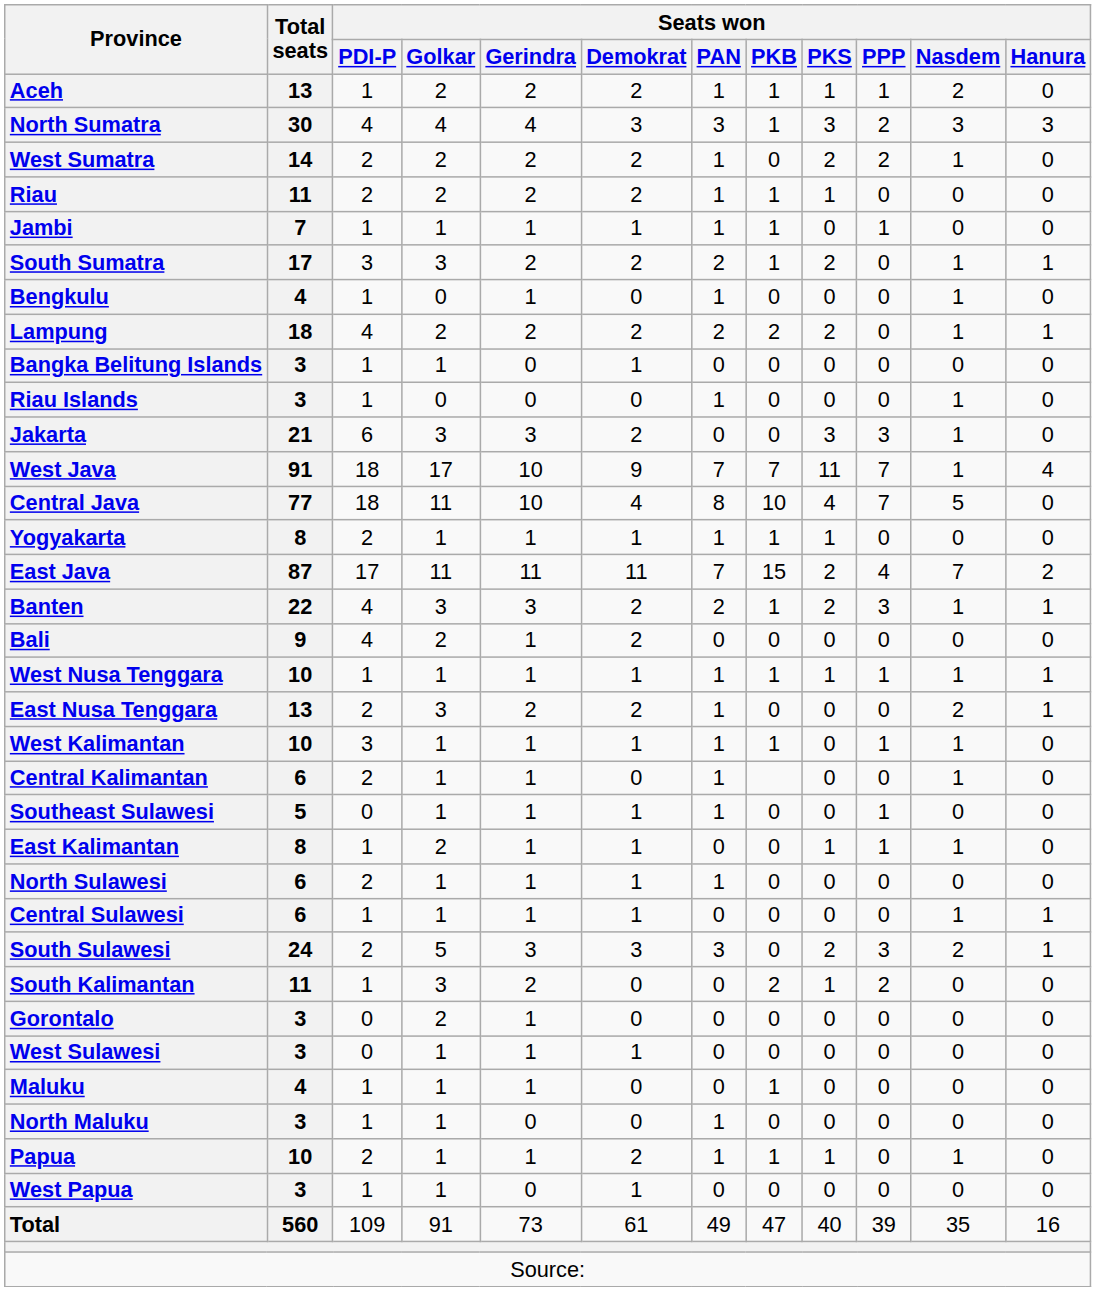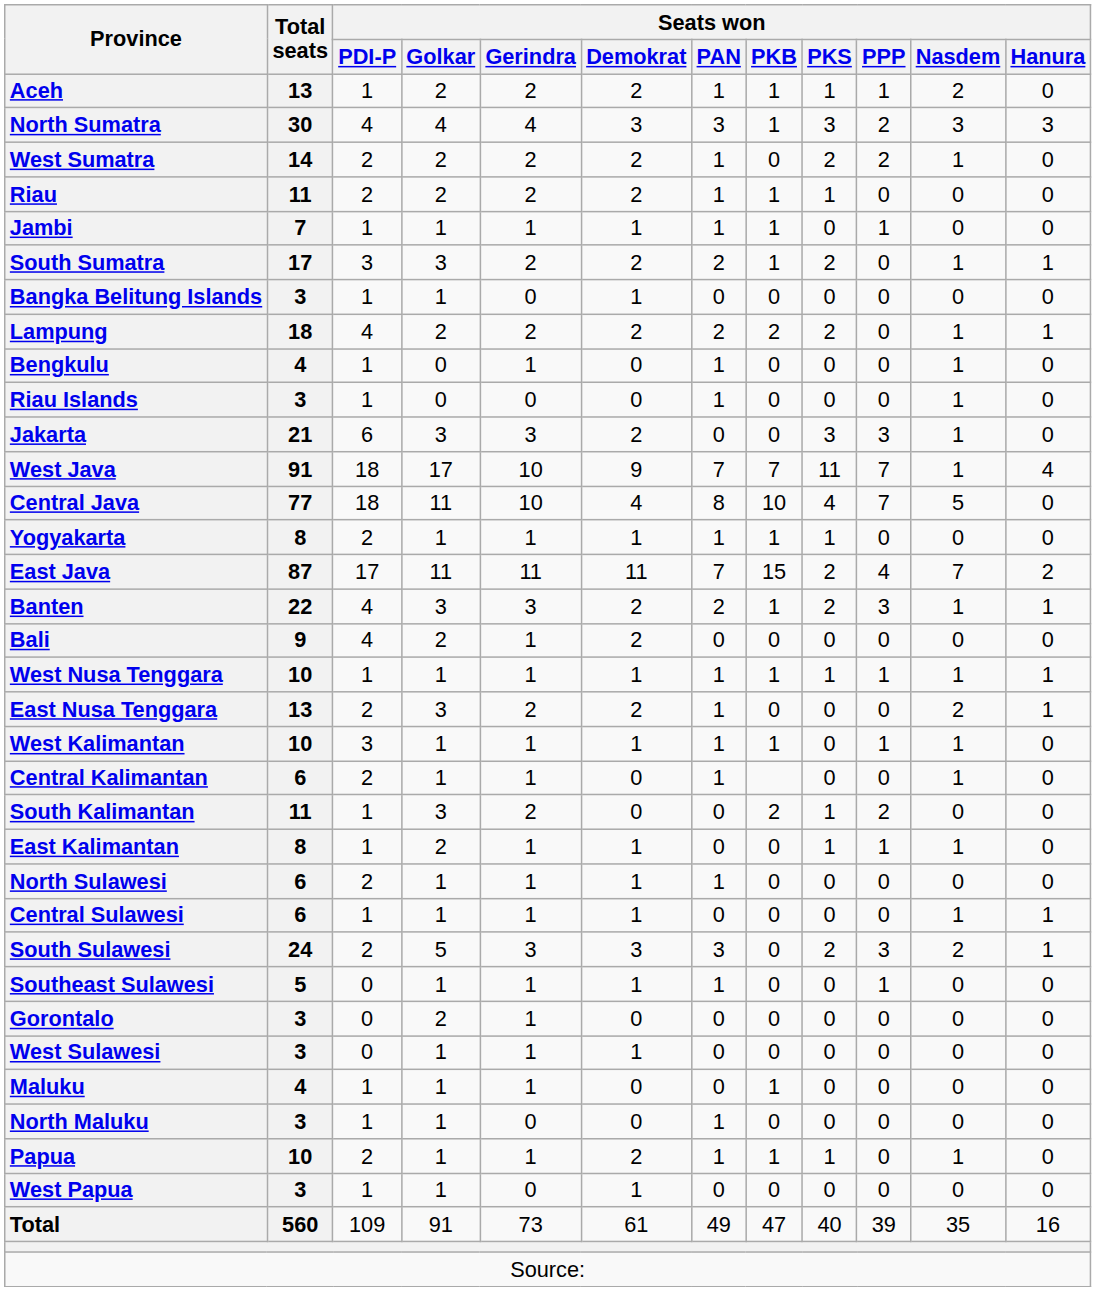rows swapped: (59, 297) <-> (136, 366)
rows swapped: (102, 984) <-> (112, 812)
